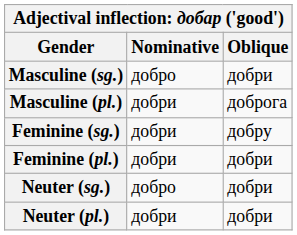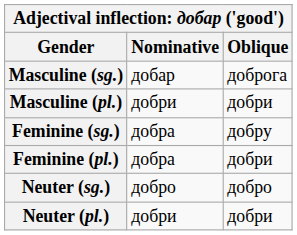(154, 74) добро -> (153, 74) добар
(250, 74) добри -> (257, 74) доброга
(257, 103) доброга -> (250, 103) добри
(154, 131) добри -> (153, 131) добра
(154, 159) добри -> (153, 159) добра
(250, 187) добри -> (250, 187) добро
